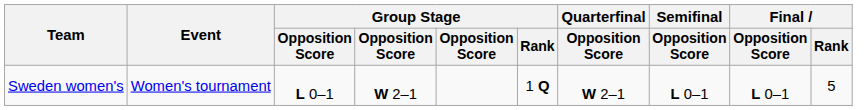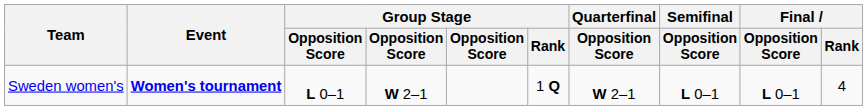(201, 86) normal -> (206, 86) bold
(831, 86) 5 -> (842, 86) 4
